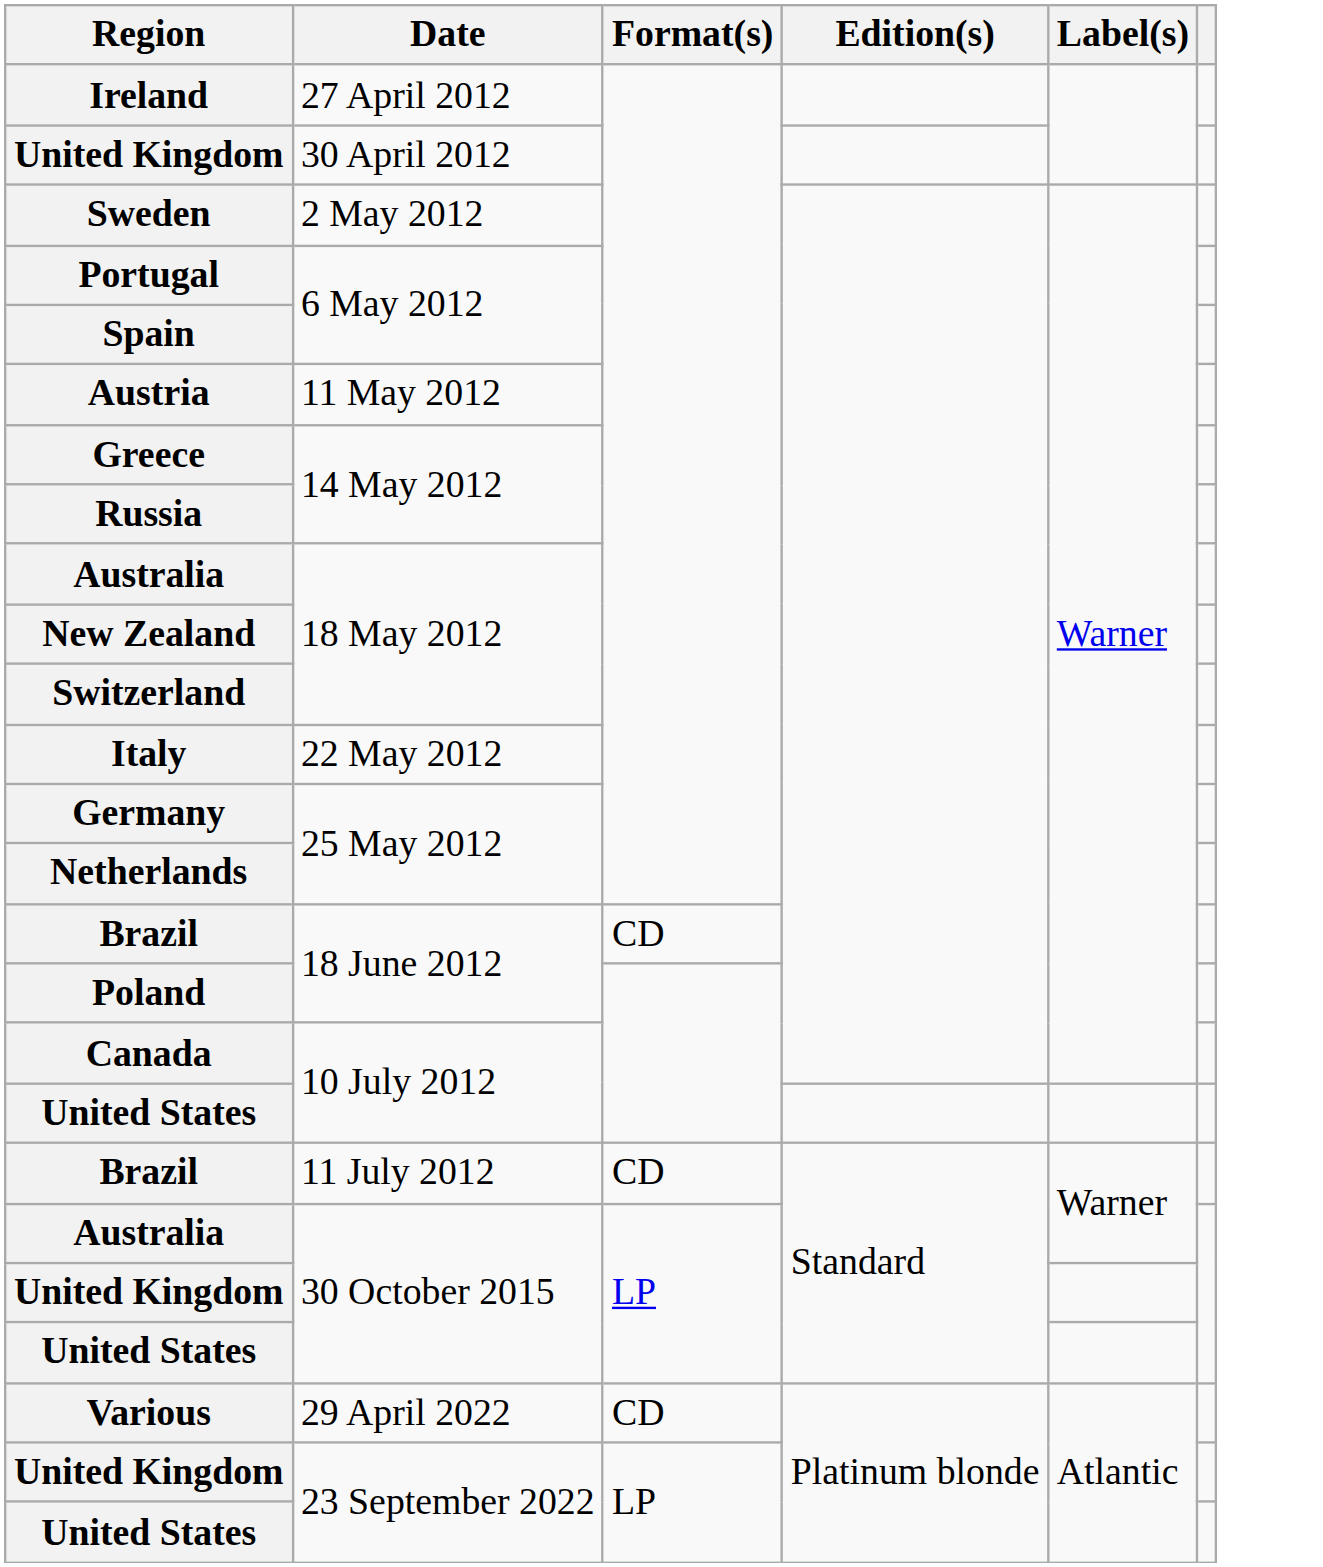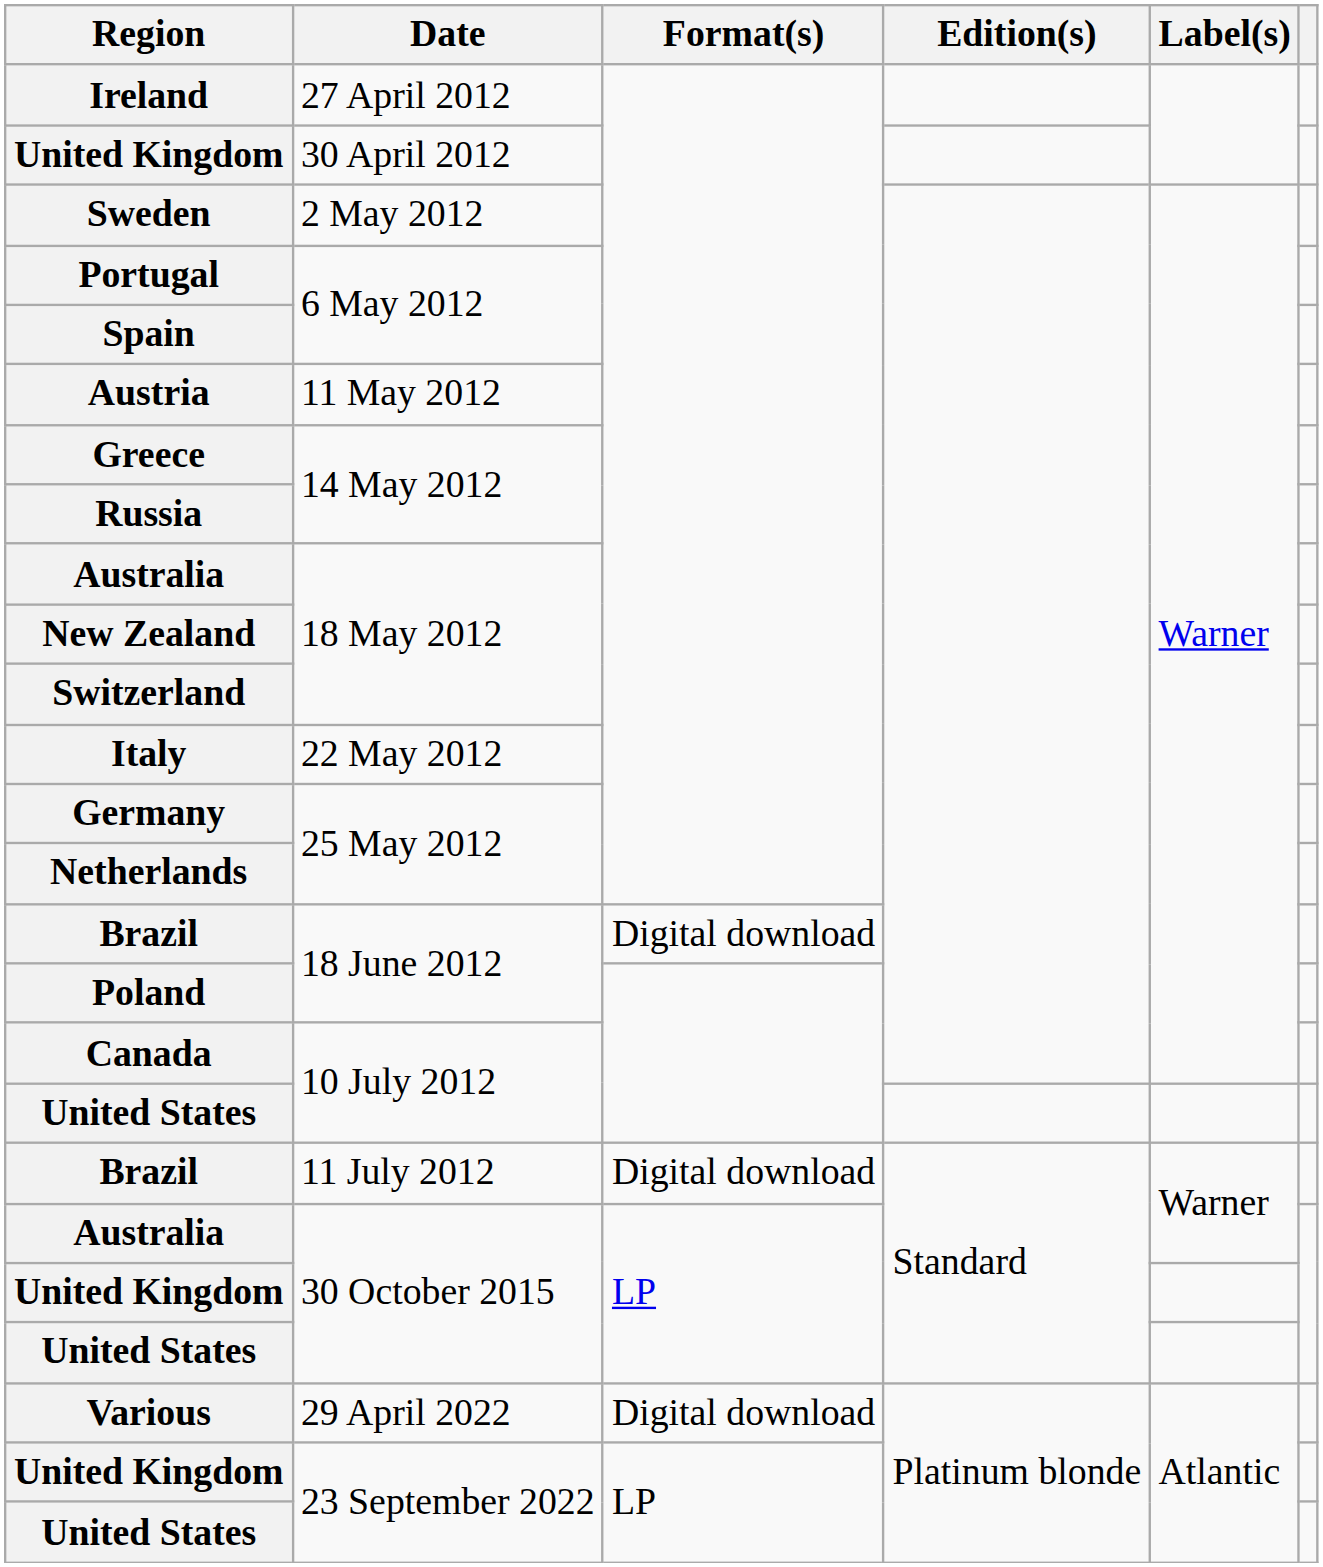(638, 932) CD -> (744, 932) Digital download
(638, 1172) CD -> (744, 1172) Digital download
(638, 1411) CD -> (744, 1411) Digital download
